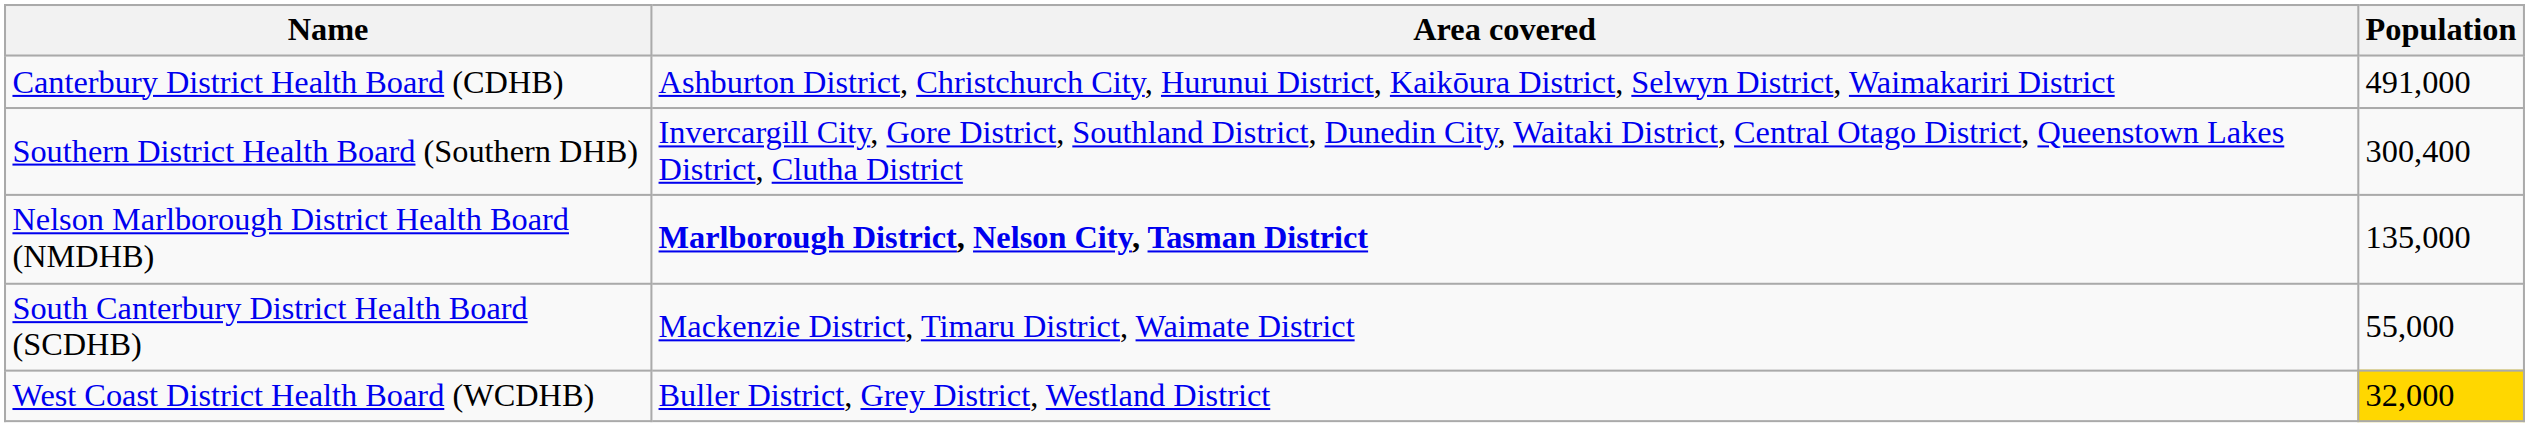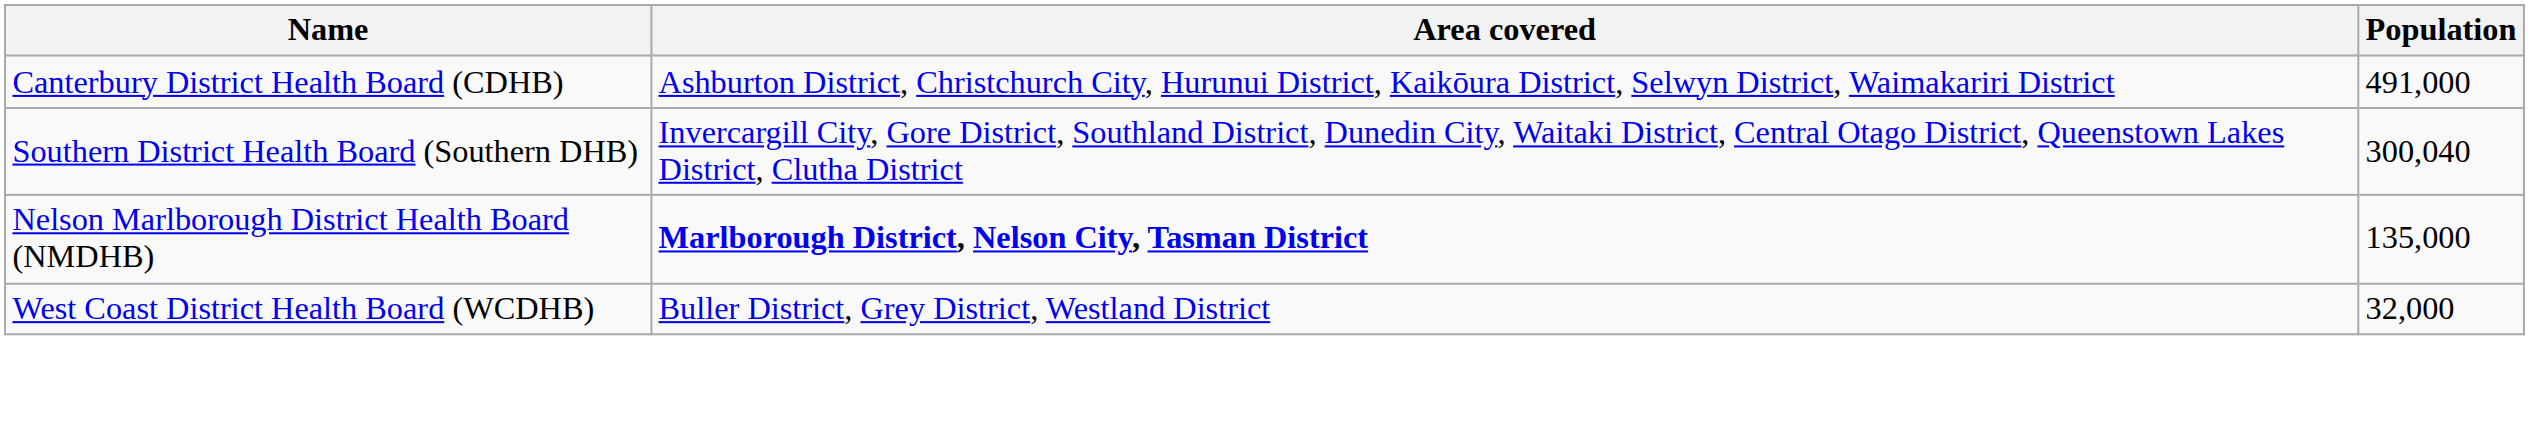(2418, 150) 300,400 -> (2418, 150) 300,040
- row: (270, 326)
(2410, 395) gold background -> (2410, 307) no background
